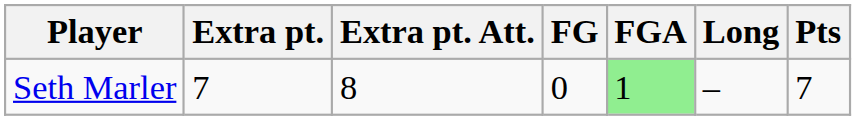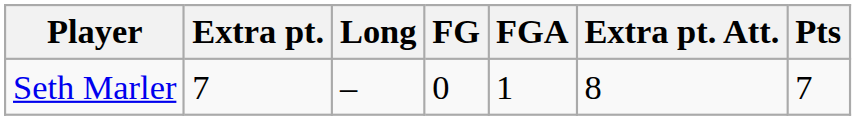columns swapped: (437, 31) <-> (741, 31)
(623, 86) lightgreen background -> (505, 86) no background
